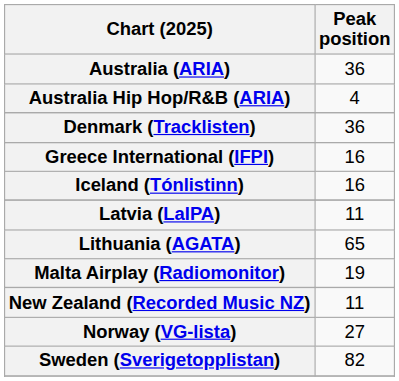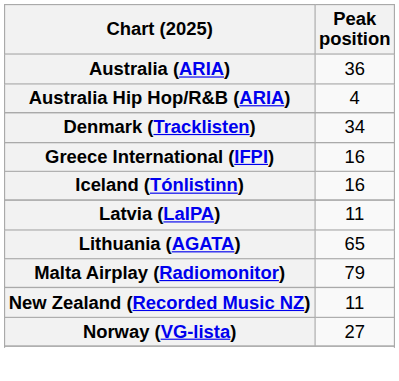(355, 127) 36 -> (355, 127) 34
(355, 273) 19 -> (355, 273) 79
- row: (160, 360)
